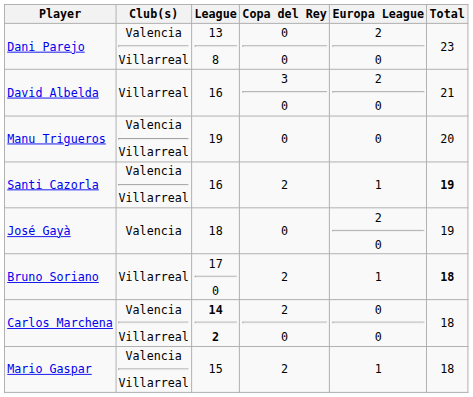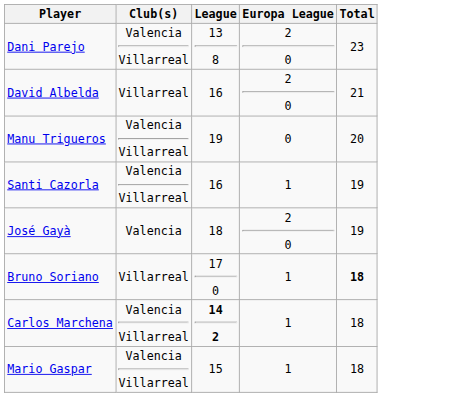- column: (285, 14)
(447, 185) bold -> (357, 185) normal
(378, 323) 0 0 -> (288, 323) 1
